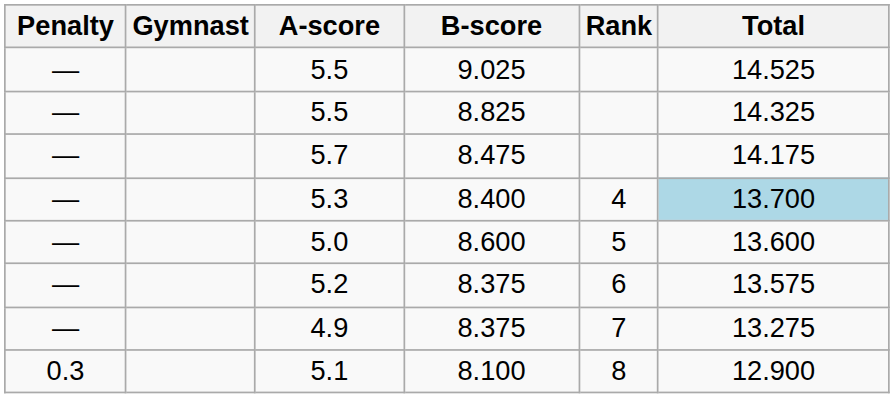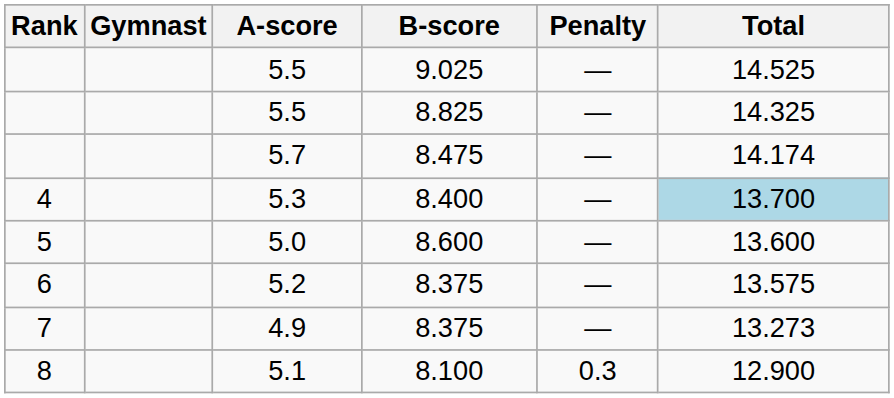columns swapped: (619, 26) <-> (66, 26)
(774, 155) 14.175 -> (774, 155) 14.174
(774, 328) 13.275 -> (774, 328) 13.273
